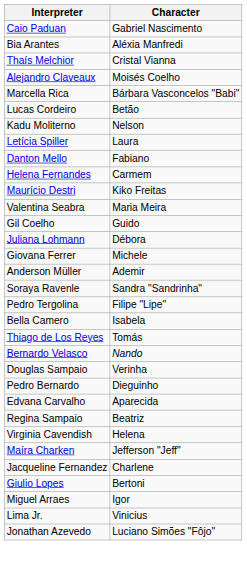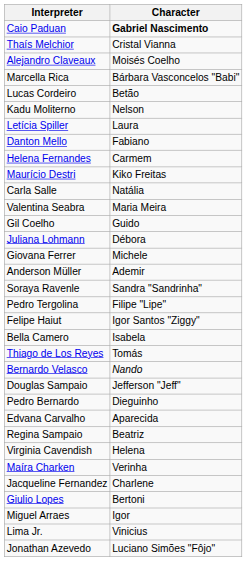(157, 28) normal -> (160, 28) bold
- row: (33, 45)
+ row: (32, 191)
+ row: (34, 321)
(130, 369) Verinha -> (146, 386) Jefferson "Jeff"
(146, 451) Jefferson "Jeff" -> (130, 467) Verinha
